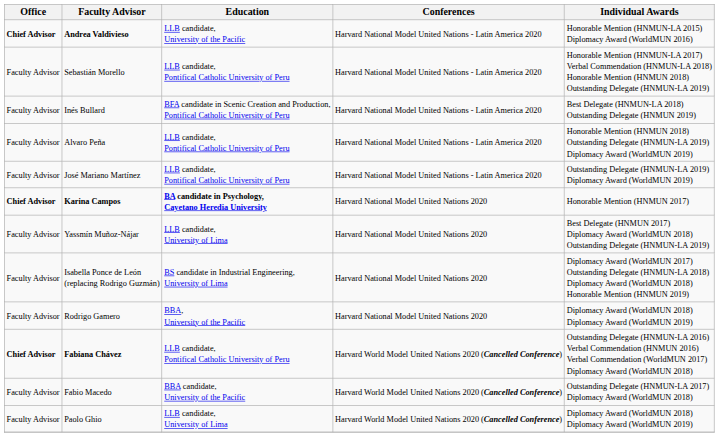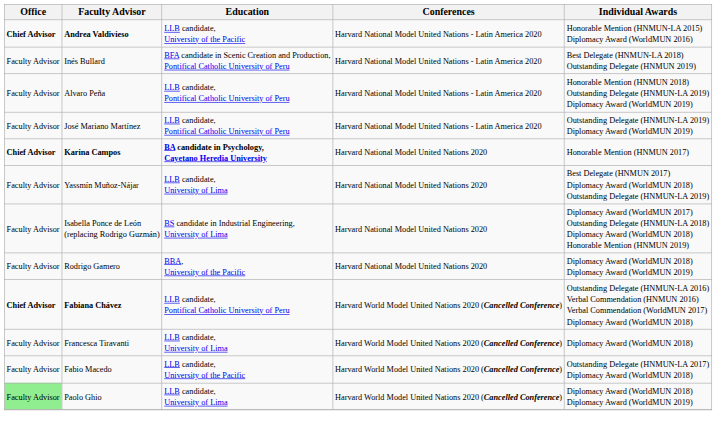- row: (94, 72)
+ row: (97, 343)
(205, 392) BBA candidate, University of the Pacific -> (205, 370) LLB candidate, University of the Pacific
(33, 419) no background -> (33, 397) lightgreen background
